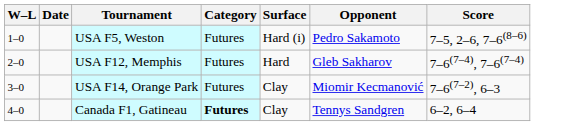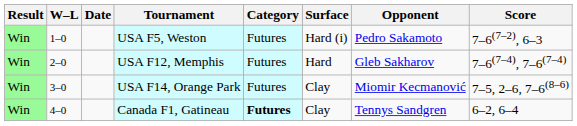+ column: (26, 15)
(478, 37) 7–5, 2–6, 7–6(8–6) -> (507, 37) 7–6(7–2), 6–3
(465, 87) 7–6(7–2), 6–3 -> (520, 87) 7–5, 2–6, 7–6(8–6)
